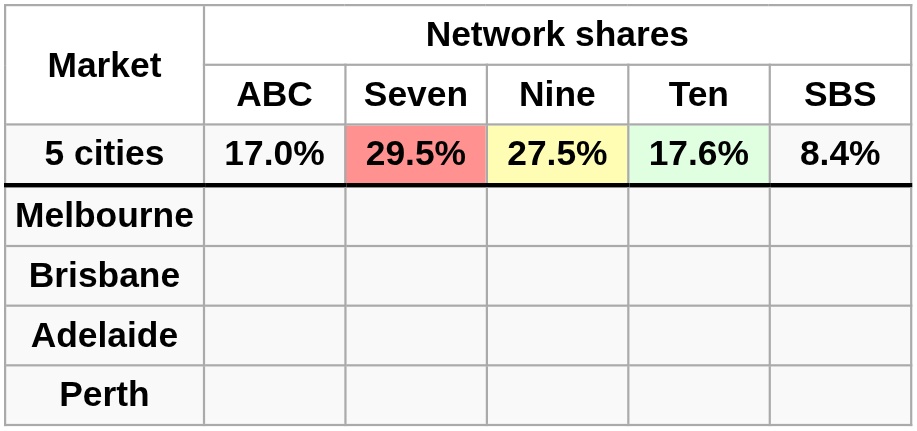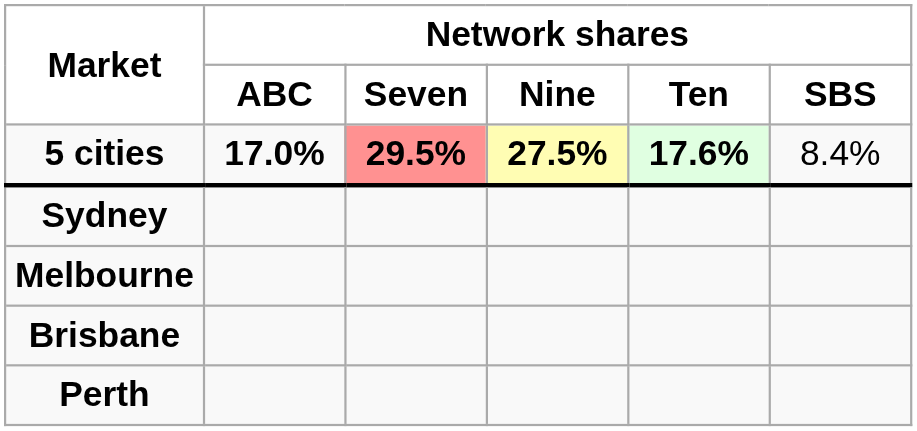(840, 153) bold -> (840, 153) normal
+ row: (104, 215)
- row: (104, 334)
